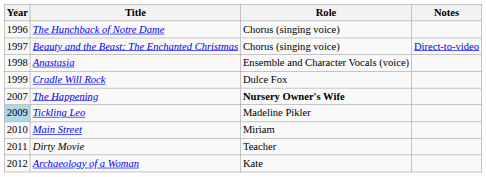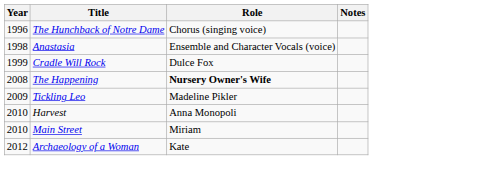- row: (135, 46)
(17, 96) 2007 -> (17, 79) 2008
(17, 113) lightblue background -> (17, 96) no background
+ row: (49, 113)
- row: (58, 146)
